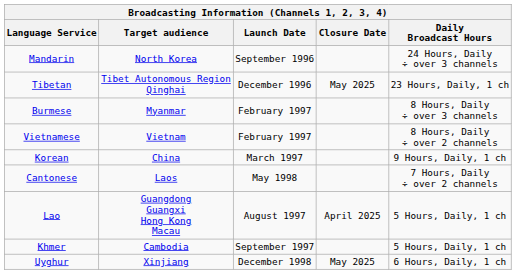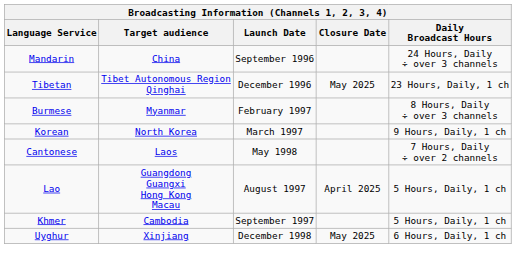(166, 59) North Korea -> (166, 59) China
- row: (52, 137)
(166, 158) China -> (166, 131) North Korea
